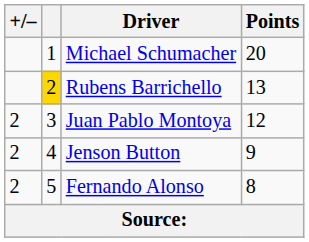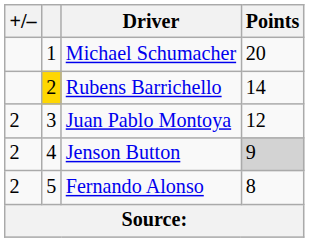(256, 87) 13 -> (256, 87) 14
(251, 153) no background -> (251, 153) lightgrey background
